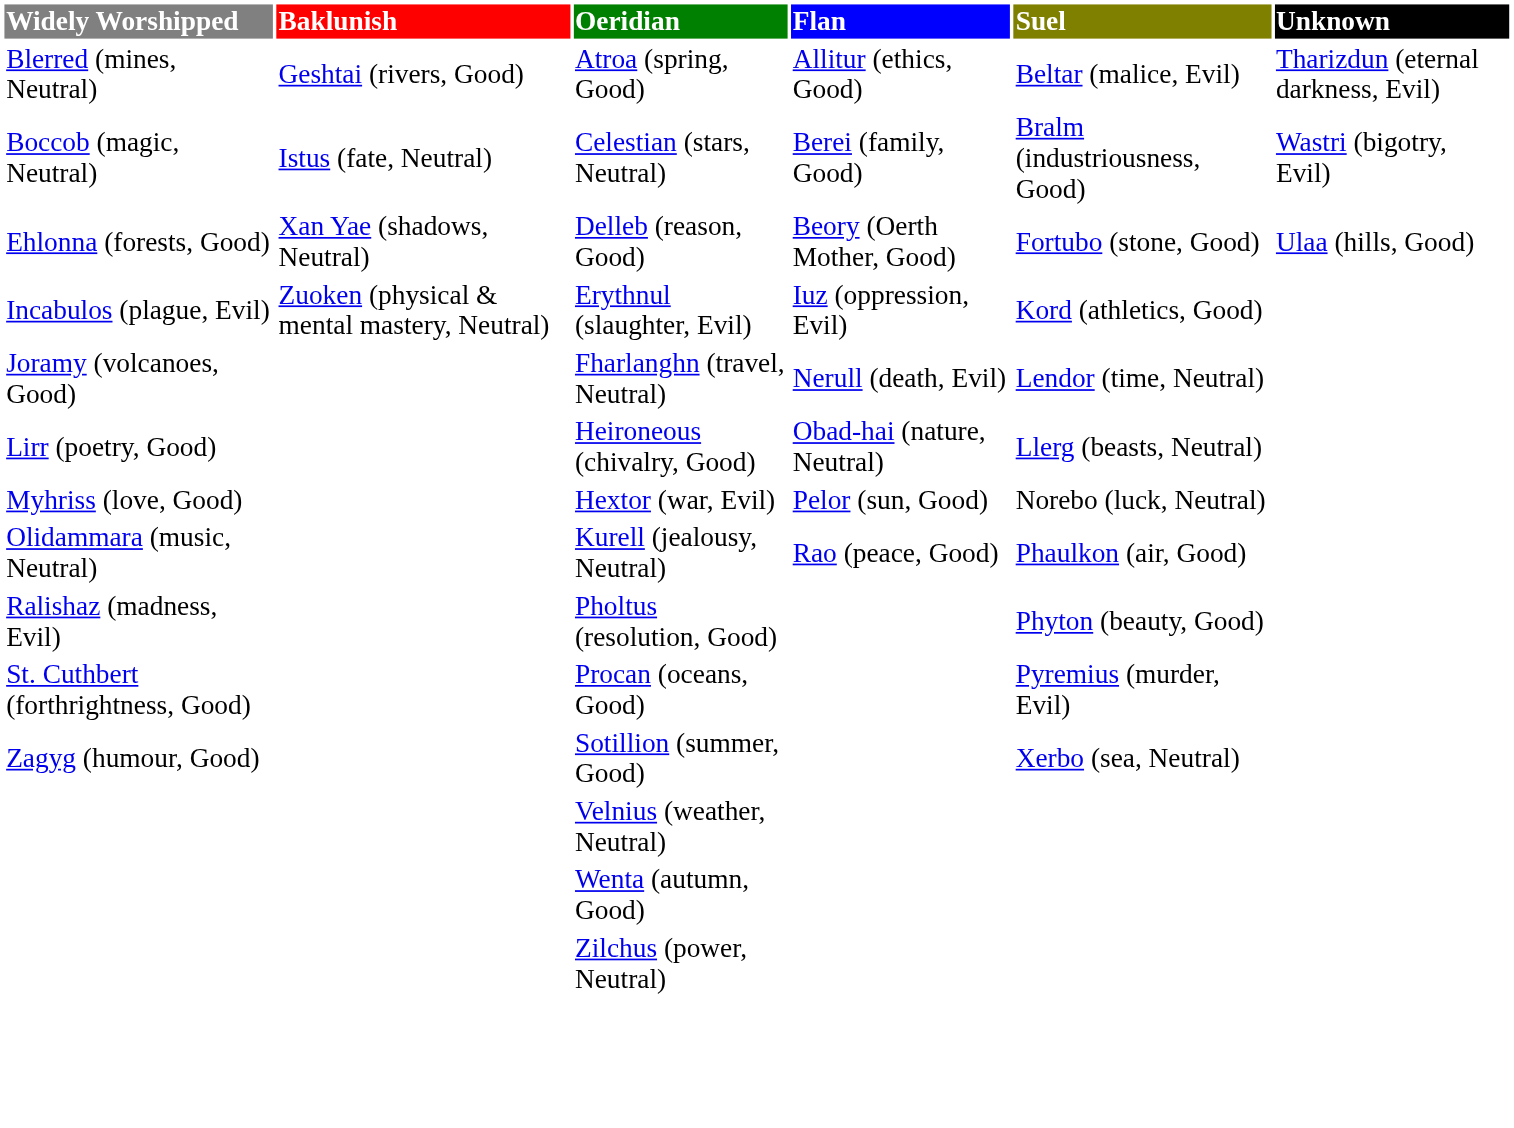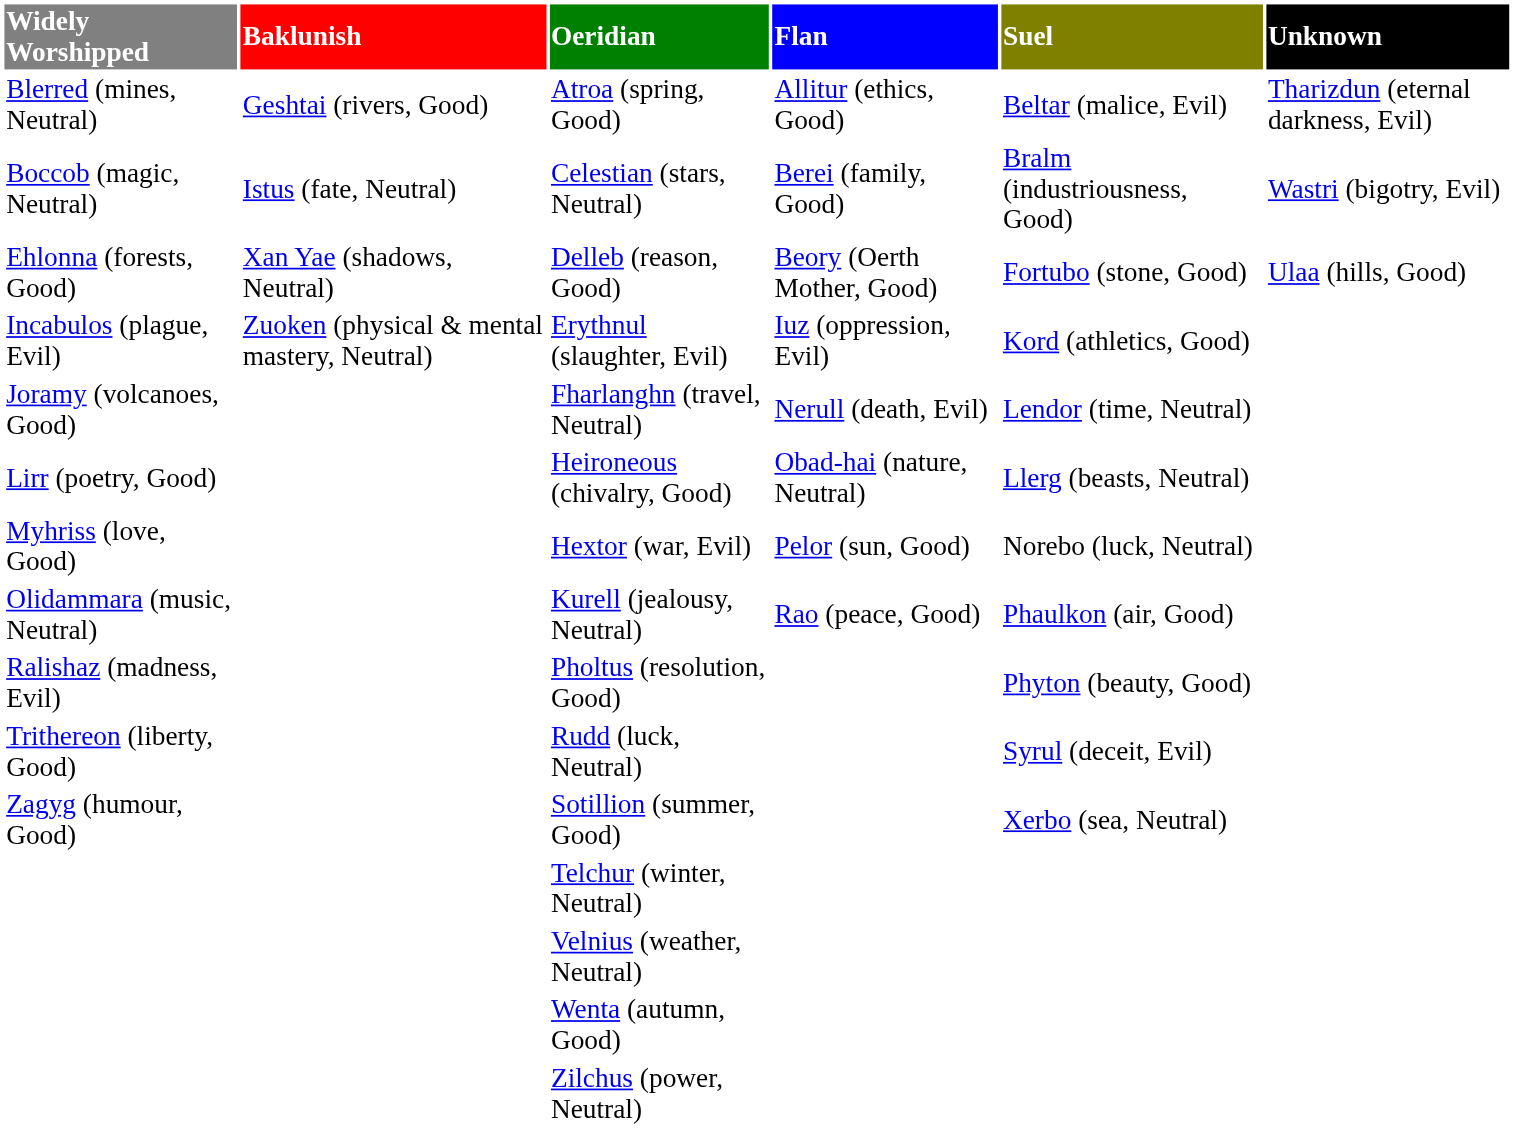- row: (662, 689)
+ row: (616, 751)
+ row: (638, 888)
